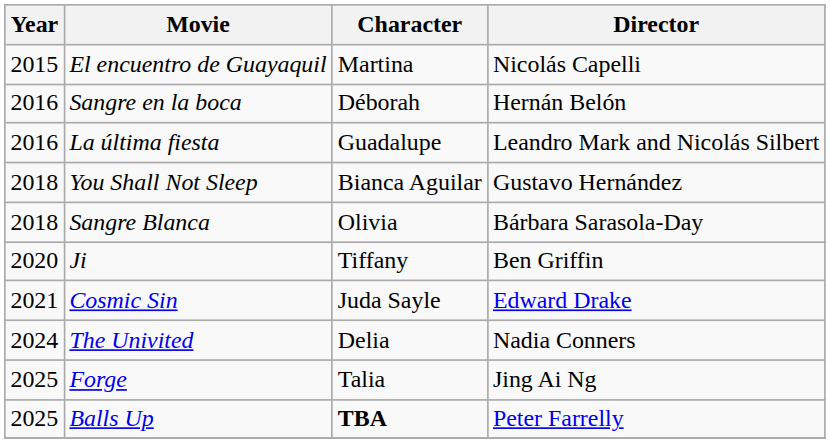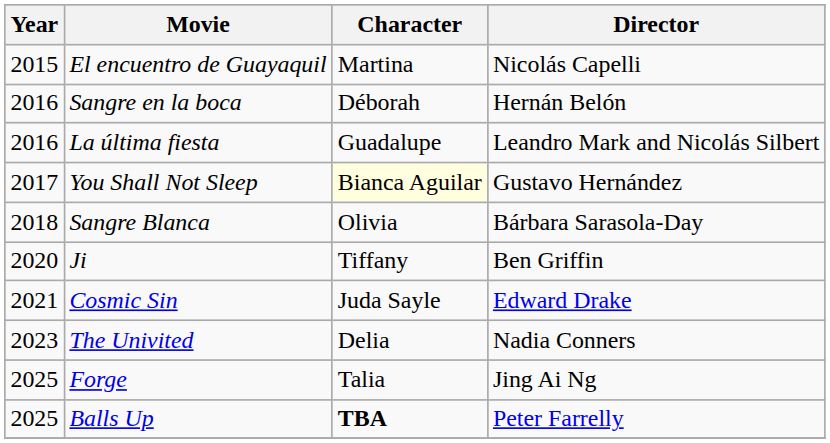(34, 182) 2018 -> (34, 182) 2017
(410, 182) no background -> (410, 182) lightyellow background
(34, 340) 2024 -> (34, 340) 2023
